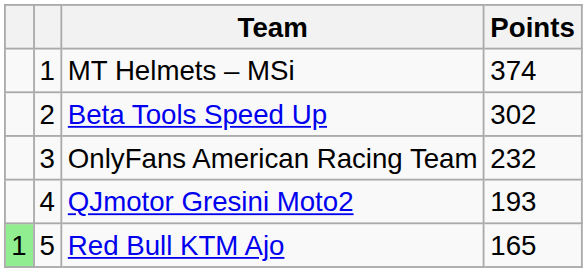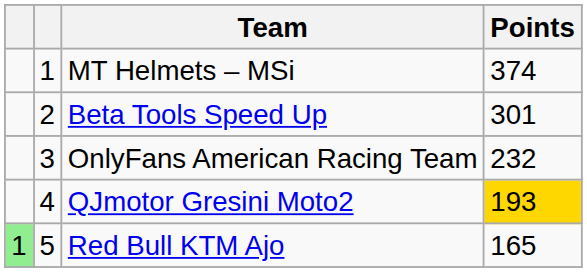(513, 115) 302 -> (513, 115) 301
(513, 202) no background -> (513, 202) gold background
